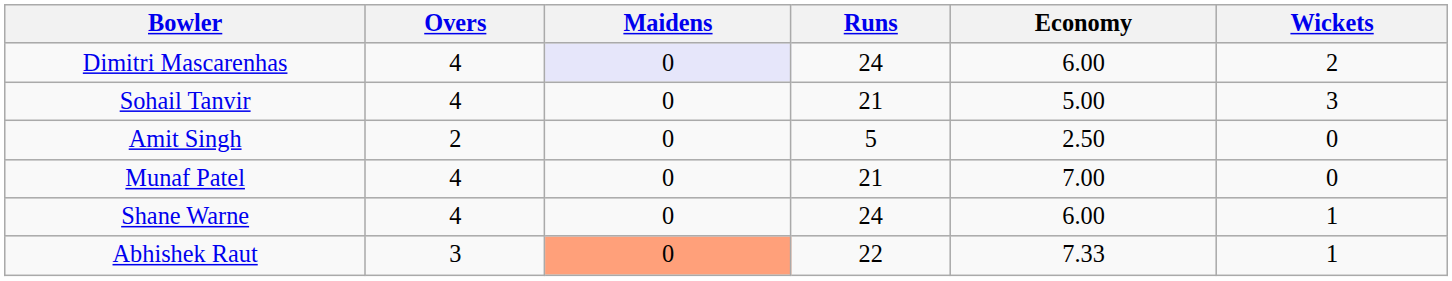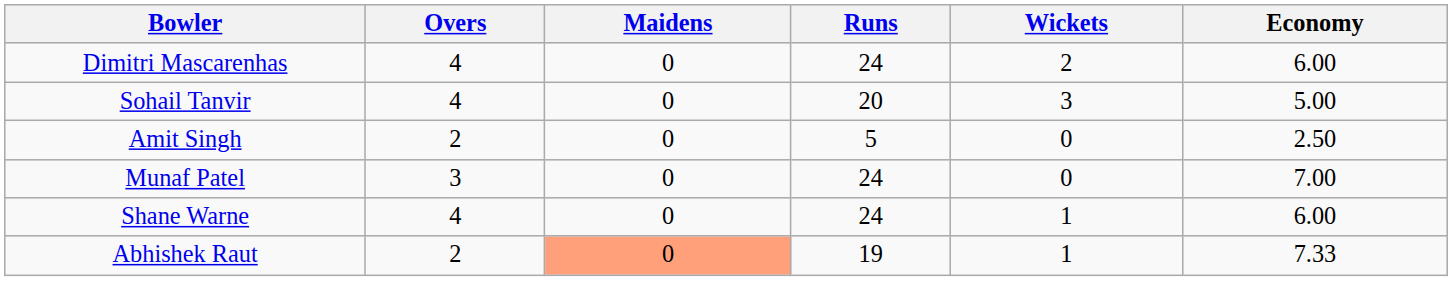columns swapped: (1332, 23) <-> (1084, 23)
(668, 62) lavender background -> (668, 62) no background
(871, 100) 21 -> (871, 100) 20
(455, 178) 4 -> (455, 178) 3
(871, 178) 21 -> (871, 178) 24
(455, 255) 3 -> (455, 255) 2
(871, 255) 22 -> (871, 255) 19
